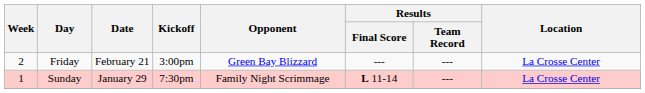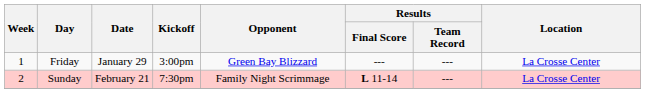(21, 61) 2 -> (21, 61) 1
(122, 61) February 21 -> (122, 61) January 29
(21, 79) 1 -> (21, 79) 2
(122, 79) January 29 -> (122, 79) February 21
